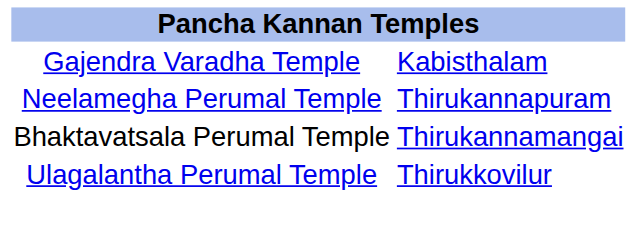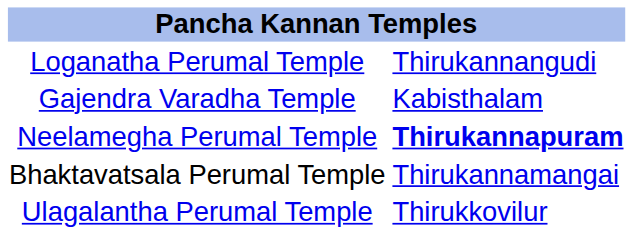+ row: (197, 61)
(504, 99) normal -> (508, 137) bold
